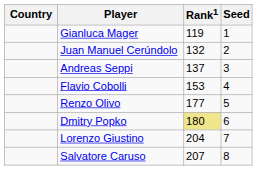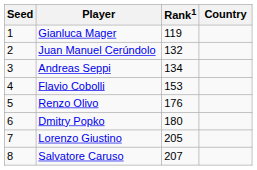columns swapped: (31, 14) <-> (237, 14)
(195, 68) 137 -> (173, 68) 134
(195, 103) 177 -> (173, 103) 176
(195, 121) khaki background -> (173, 121) no background
(195, 138) 204 -> (173, 138) 205
